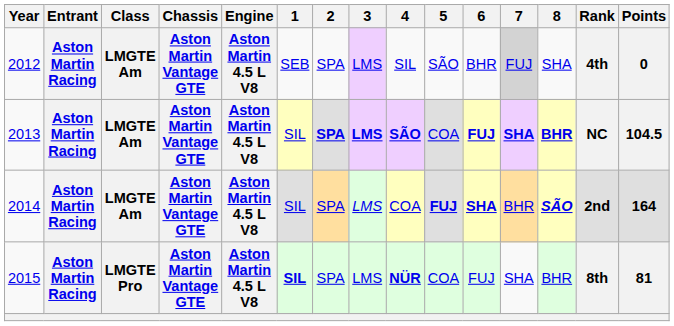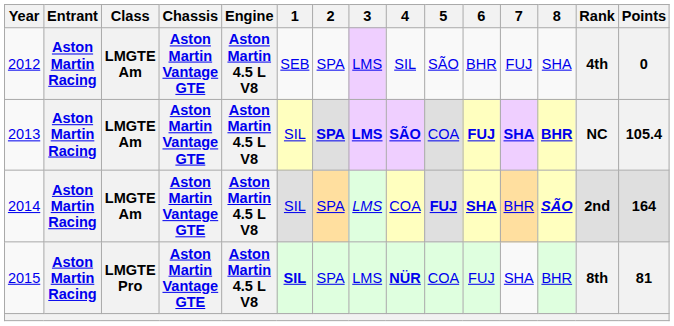(519, 64) lightgrey background -> (519, 64) no background
(644, 135) 104.5 -> (644, 135) 105.4
